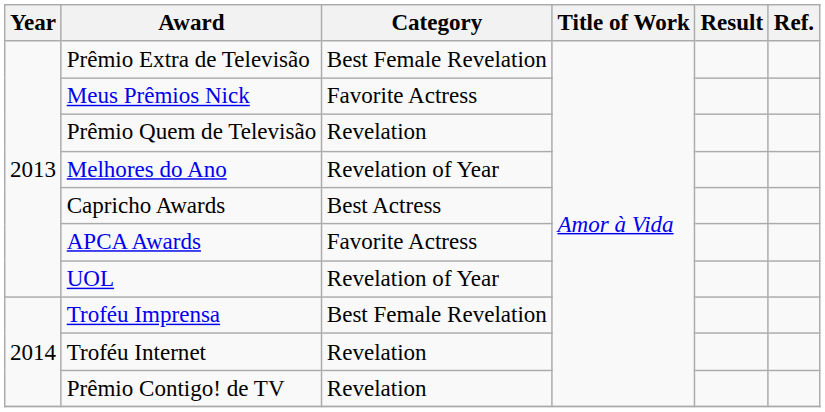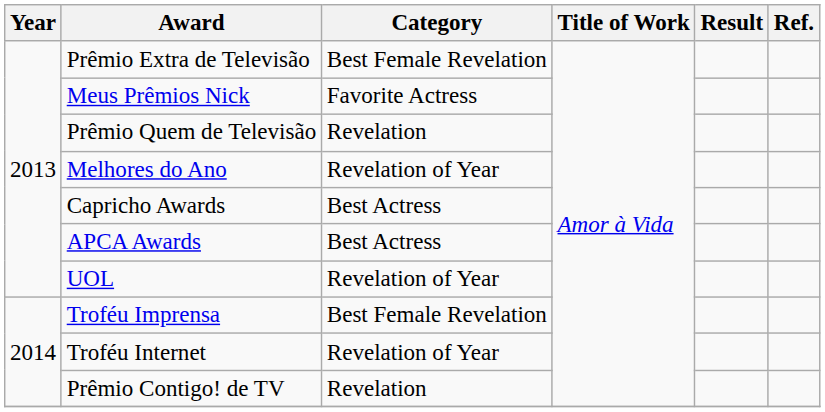(402, 242) Favorite Actress -> (384, 242) Best Actress
(377, 351) Revelation -> (413, 351) Revelation of Year
